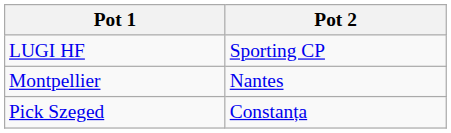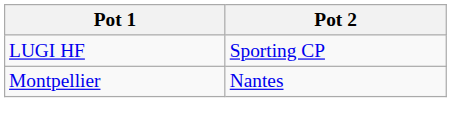- row: (57, 111)
